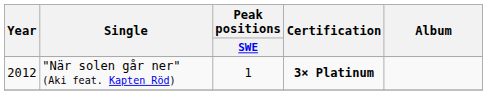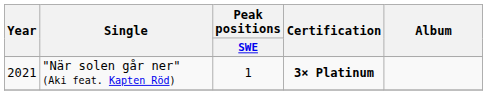(22, 73) 2012 -> (22, 73) 2021
